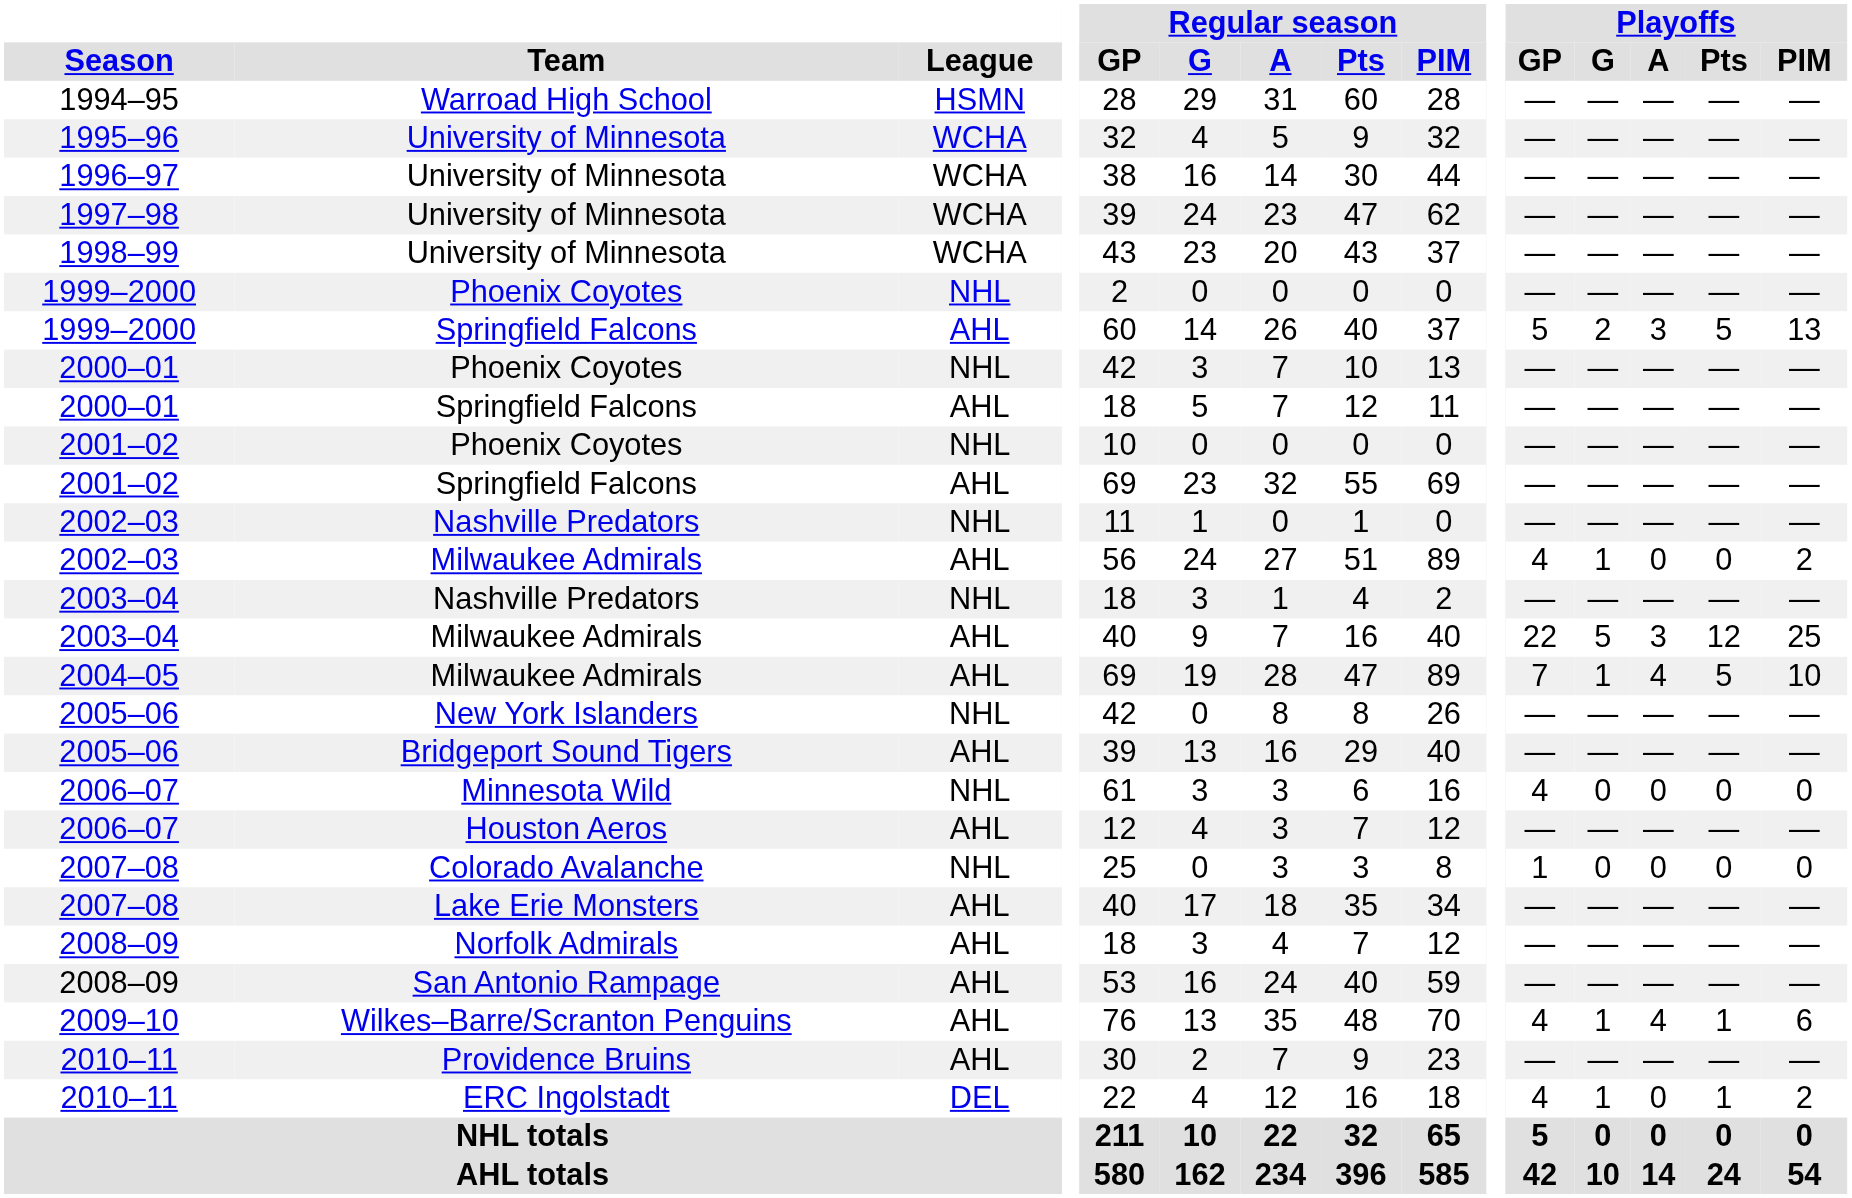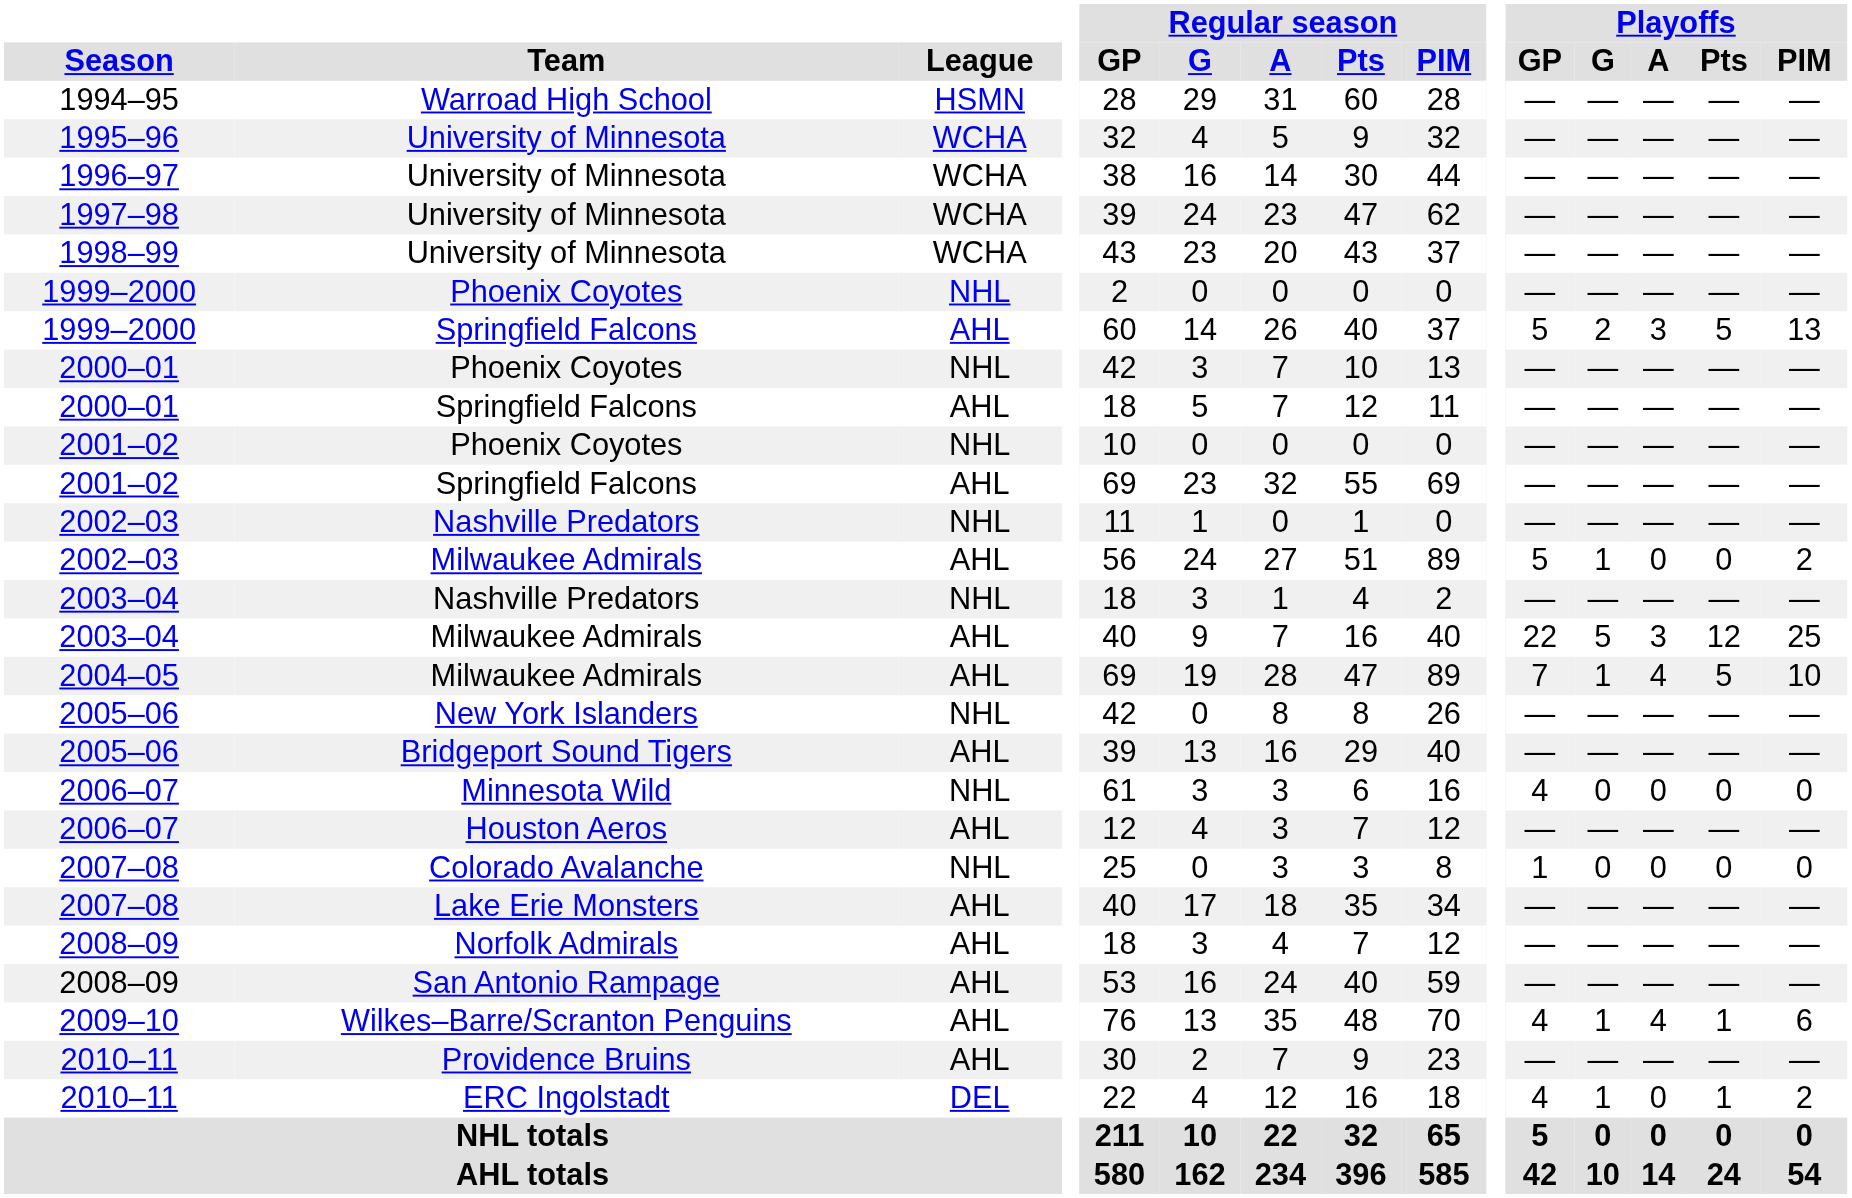(1540, 560) 4 -> (1540, 560) 5
